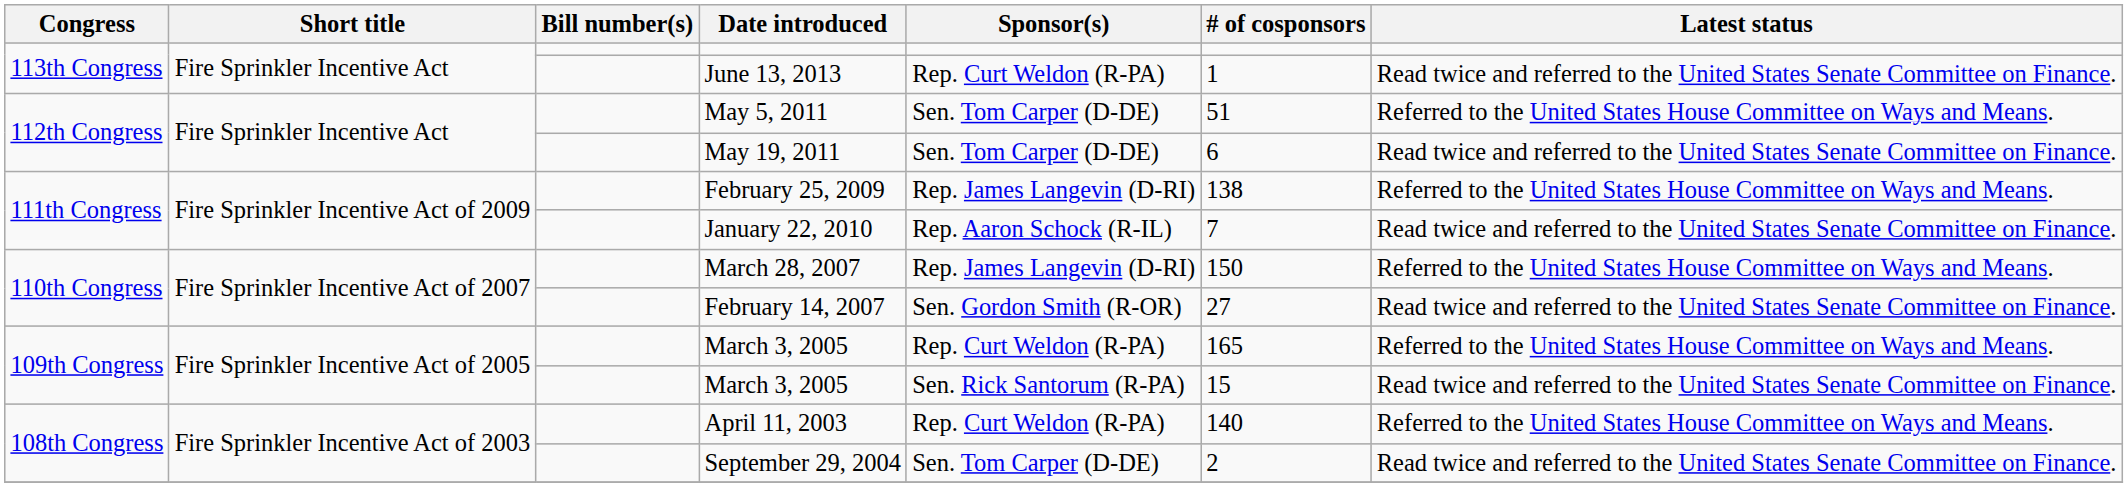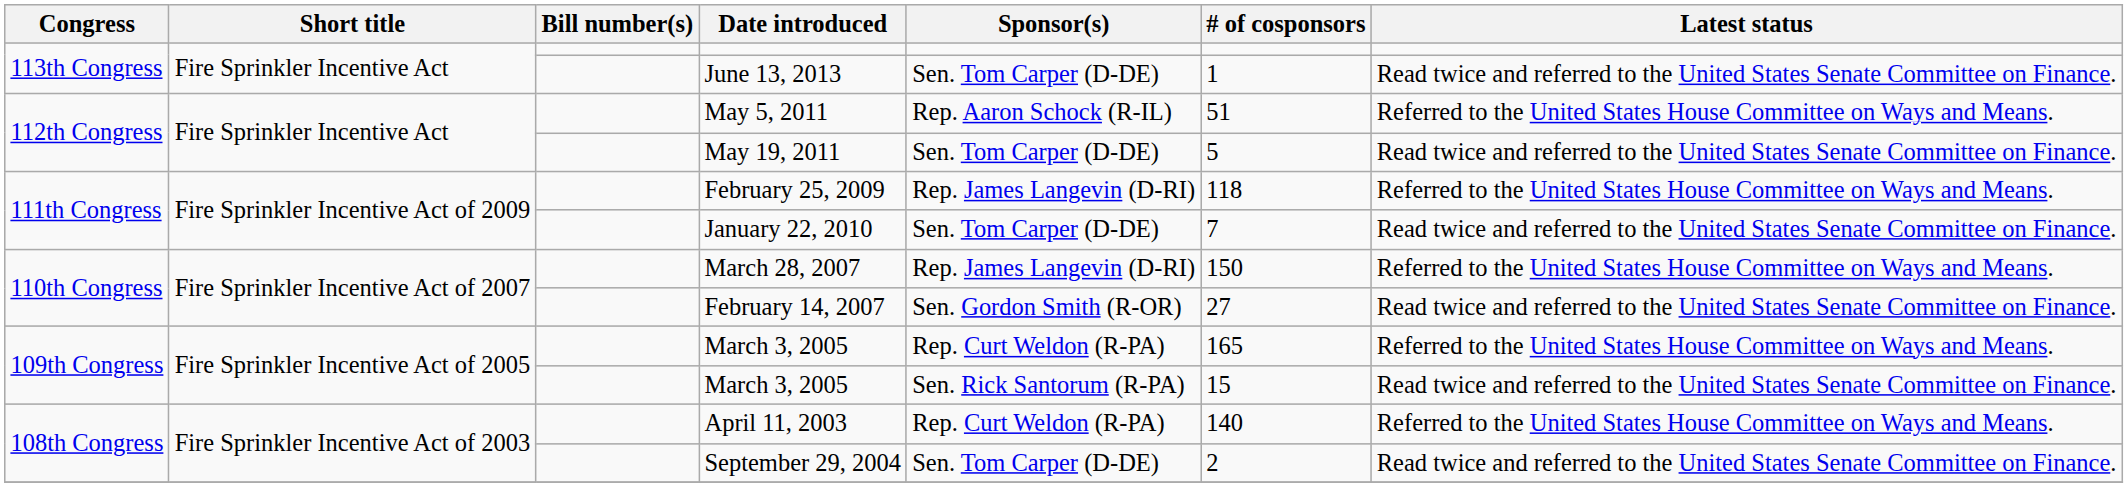(1038, 74) Rep. Curt Weldon (R-PA) -> (1036, 74) Sen. Tom Carper (D-DE)
(1036, 112) Sen. Tom Carper (D-DE) -> (1042, 112) Rep. Aaron Schock (R-IL)
(1212, 151) 6 -> (1212, 151) 5
(1225, 190) 138 -> (1224, 190) 118
(1042, 229) Rep. Aaron Schock (R-IL) -> (1036, 229) Sen. Tom Carper (D-DE)
